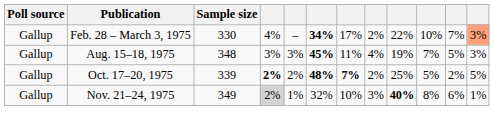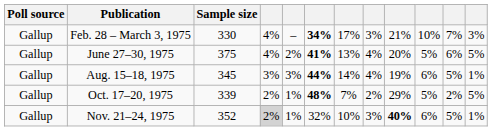(376, 35) 2% -> (374, 35) 3%
(402, 35) 22% -> (400, 35) 21%
(478, 35) lightsalmon background -> (476, 35) no background
+ row: (131, 55)
(227, 55) 348 -> (227, 75) 345
(321, 55) 45% -> (319, 75) 44%
(351, 55) 11% -> (349, 75) 14%
(431, 55) 7% -> (429, 75) 6%
(478, 55) 3% -> (476, 75) 1%
(272, 75) bold -> (271, 95) normal
(295, 75) 2% -> (293, 95) 1%
(351, 75) bold -> (349, 95) normal
(402, 75) 25% -> (400, 95) 29%
(227, 95) 349 -> (227, 115) 352
(431, 95) 8% -> (429, 115) 6%
(456, 95) 6% -> (454, 115) 5%
